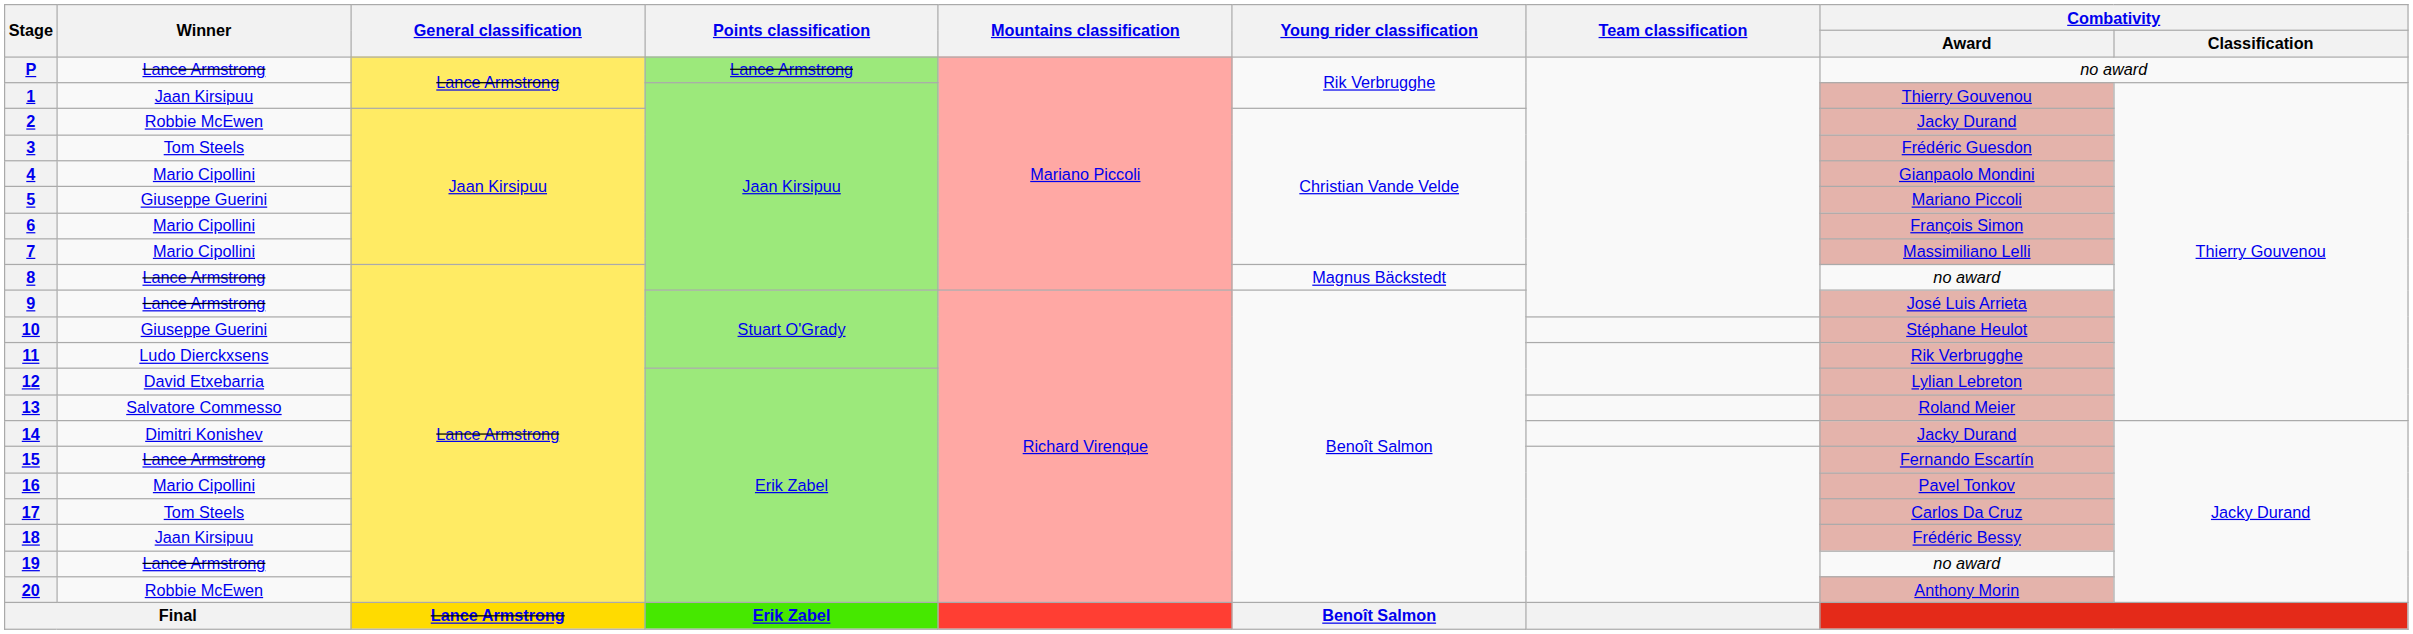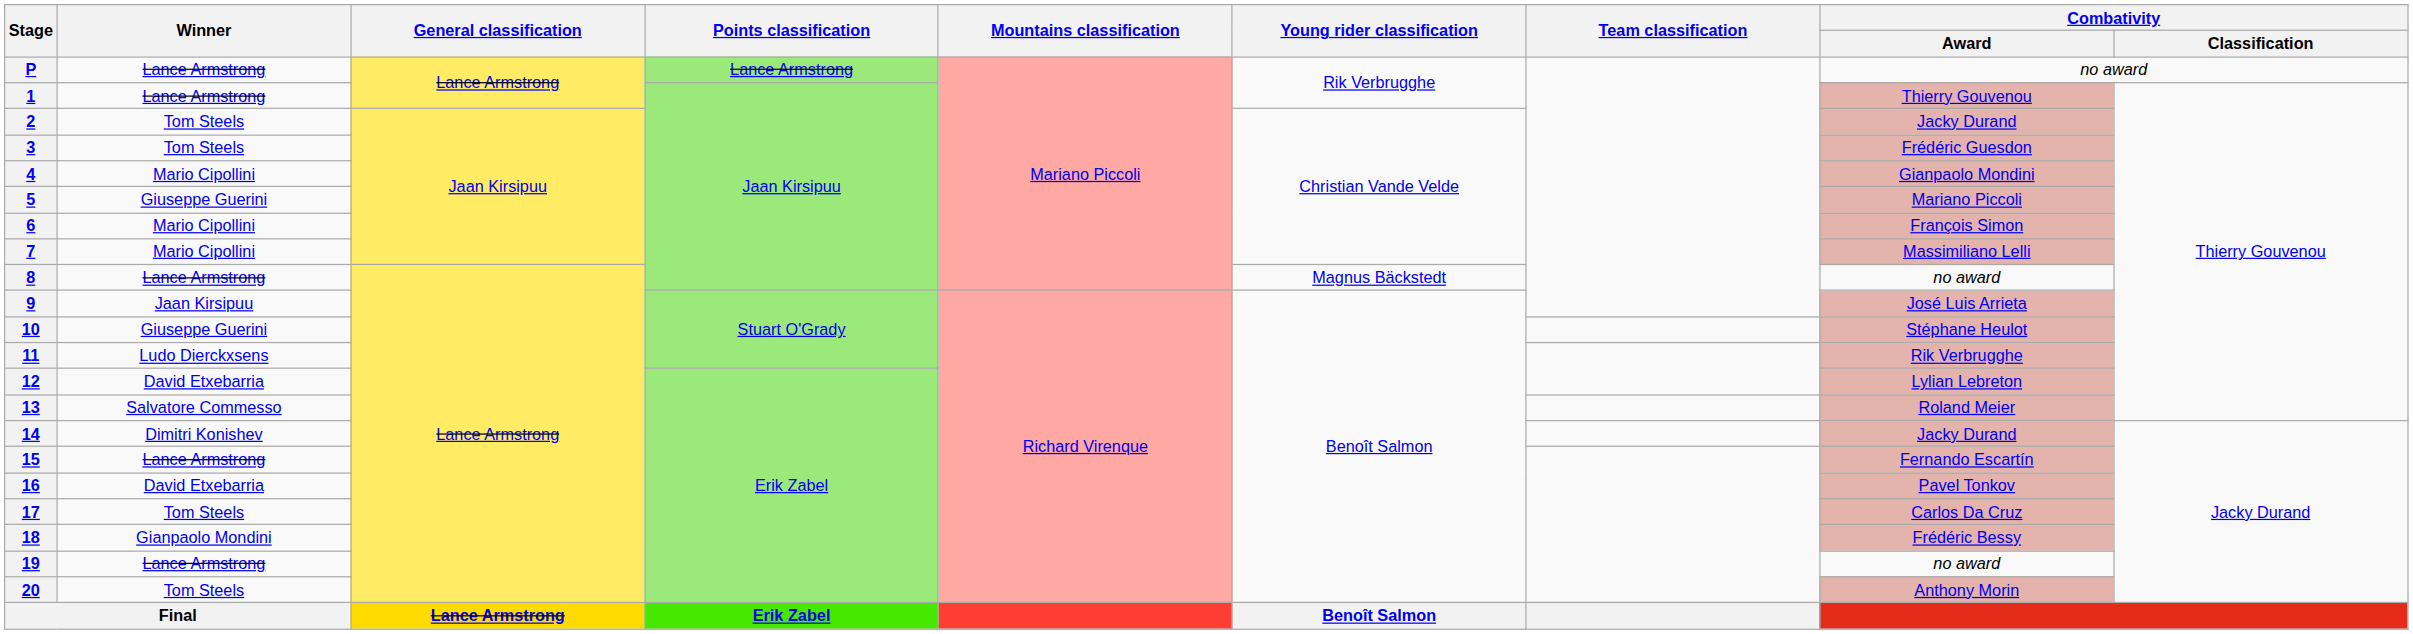(204, 96) Jaan Kirsipuu -> (204, 96) Lance Armstrong
(204, 122) Robbie McEwen -> (204, 122) Tom Steels
(204, 304) Lance Armstrong -> (204, 304) Jaan Kirsipuu
(204, 486) Mario Cipollini -> (204, 486) David Etxebarria
(204, 538) Jaan Kirsipuu -> (204, 538) Gianpaolo Mondini
(204, 590) Robbie McEwen -> (204, 590) Tom Steels
